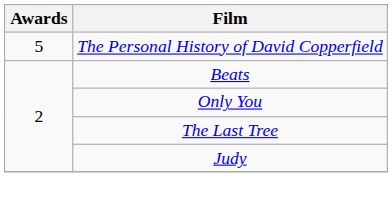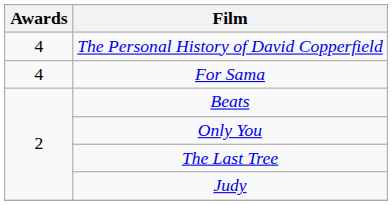(39, 46) 5 -> (39, 46) 4
+ row: (230, 74)
